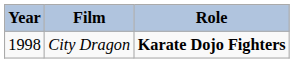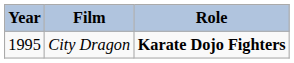(25, 44) 1998 -> (25, 44) 1995
